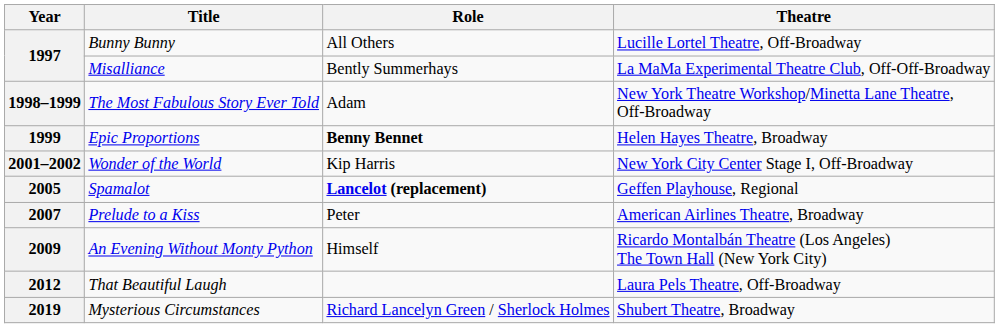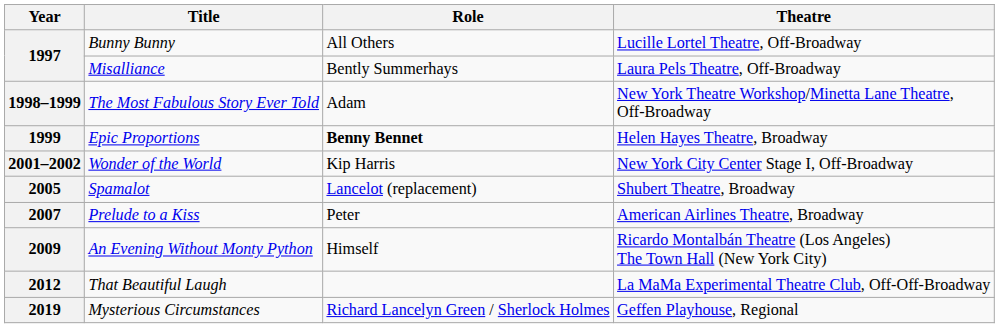(804, 68) La MaMa Experimental Theatre Club, Off-Off-Broadway -> (729, 68) Laura Pels Theatre, Off-Broadway
(406, 189) bold -> (402, 189) normal
(708, 189) Geffen Playhouse, Regional -> (706, 189) Shubert Theatre, Broadway
(729, 284) Laura Pels Theatre, Off-Broadway -> (804, 284) La MaMa Experimental Theatre Club, Off-Off-Broadway
(706, 309) Shubert Theatre, Broadway -> (708, 309) Geffen Playhouse, Regional
